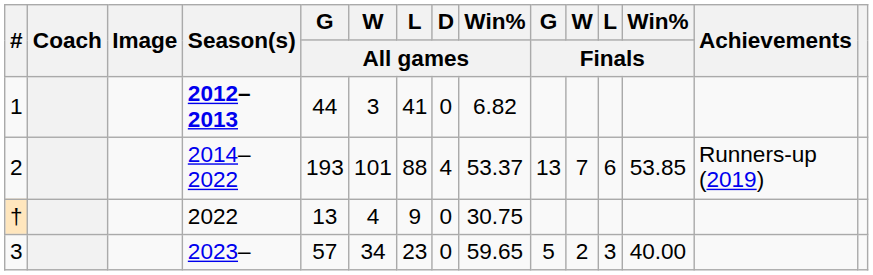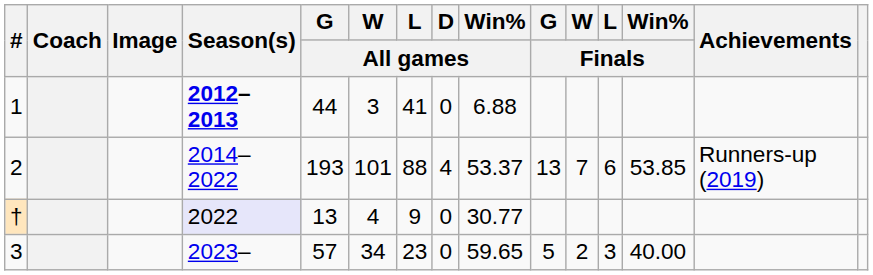(495, 106) 6.82 -> (495, 106) 6.88
(213, 216) no background -> (213, 216) lavender background
(495, 216) 30.75 -> (495, 216) 30.77
